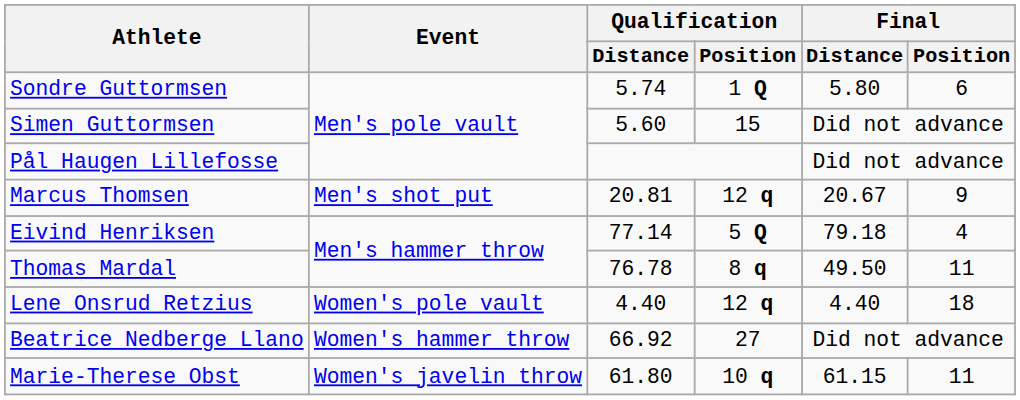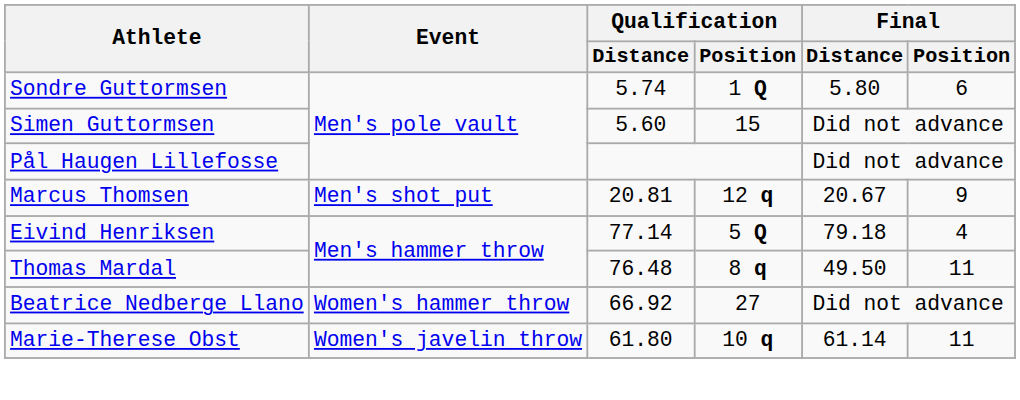(641, 269) 76.78 -> (641, 269) 76.48
- row: (131, 305)
(855, 376) 61.15 -> (855, 340) 61.14
